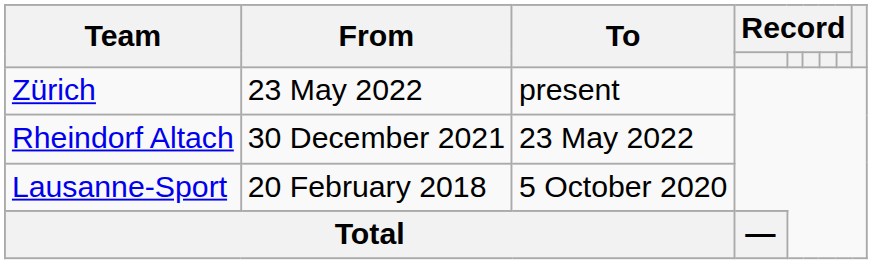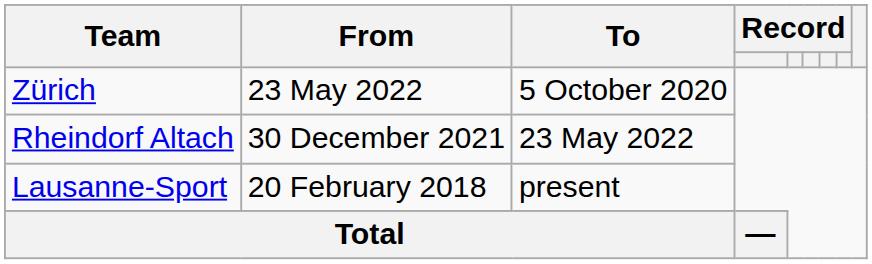(569, 90) present -> (623, 90) 5 October 2020
(623, 186) 5 October 2020 -> (569, 186) present
